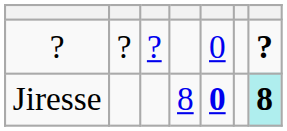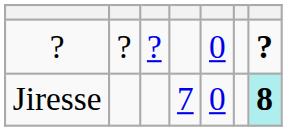(185, 99) 8 -> (185, 99) 7
(217, 99) bold -> (217, 99) normal
